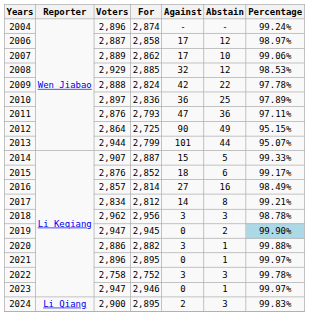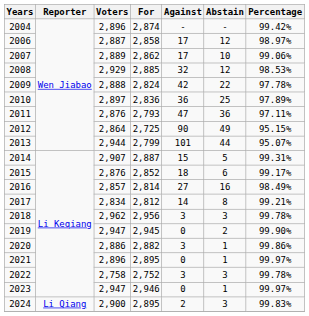(275, 26) 99.24% -> (275, 26) 99.42%
(275, 158) 99.33% -> (275, 158) 99.31%
(275, 216) 98.78% -> (275, 216) 99.78%
(275, 231) lightblue background -> (275, 231) no background
(275, 246) 99.88% -> (275, 246) 99.86%
